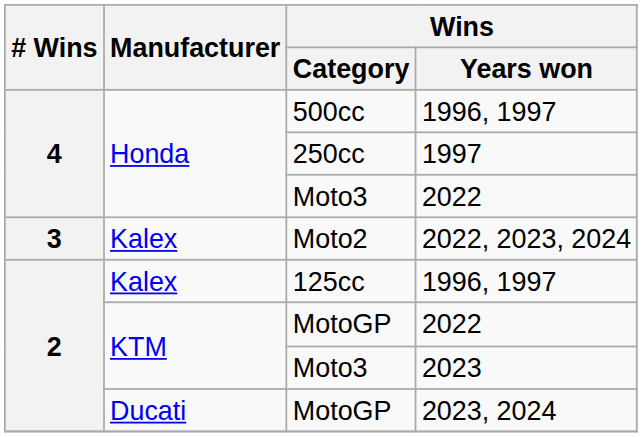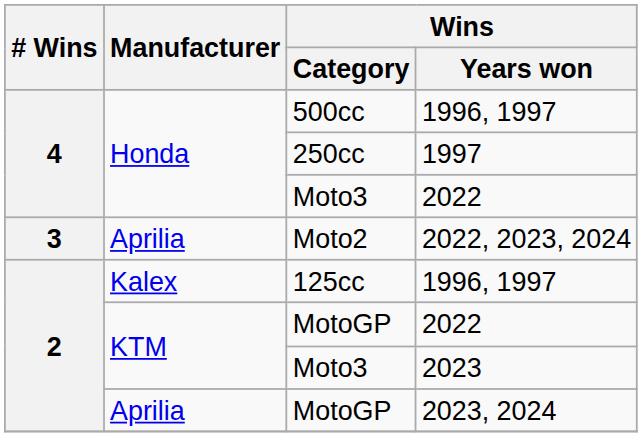(144, 239) Kalex -> (147, 239) Aprilia
(148, 410) Ducati -> (147, 410) Aprilia
